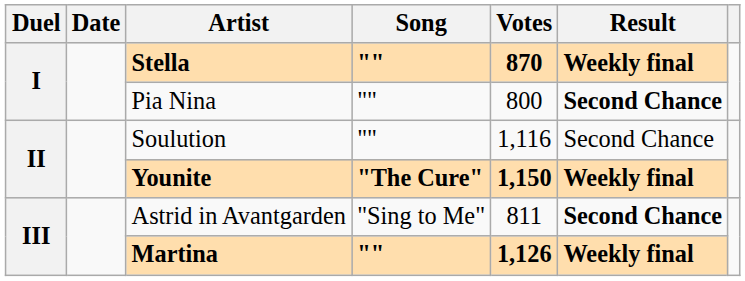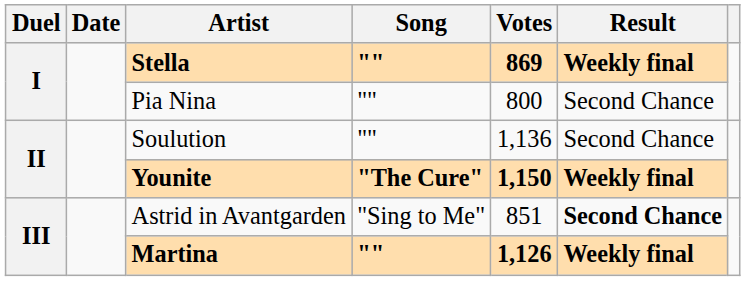(524, 62) 870 -> (524, 62) 869
(643, 100) bold -> (639, 100) normal
(524, 139) 1,116 -> (524, 139) 1,136
(524, 216) 811 -> (524, 216) 851
